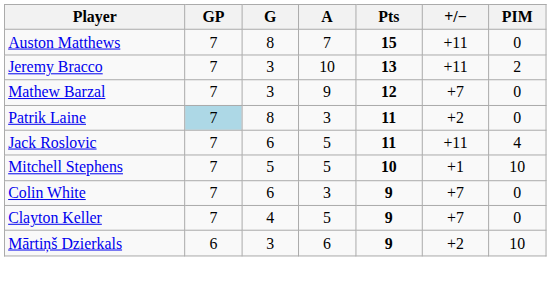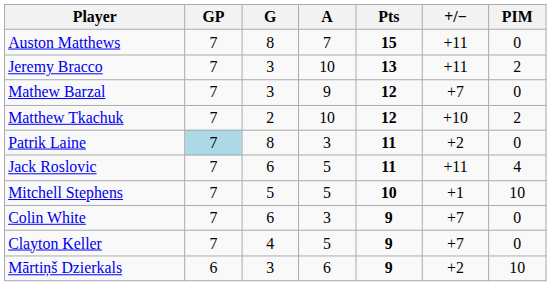+ row: (66, 117)
